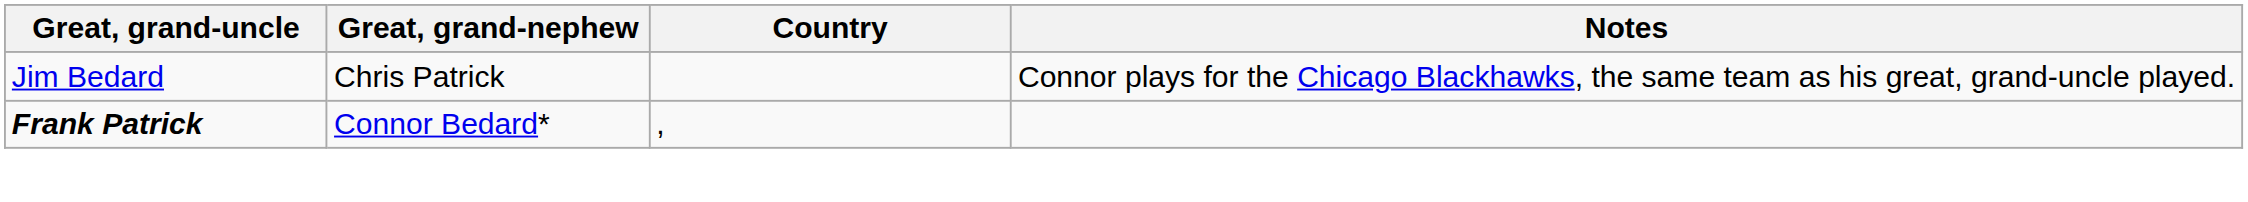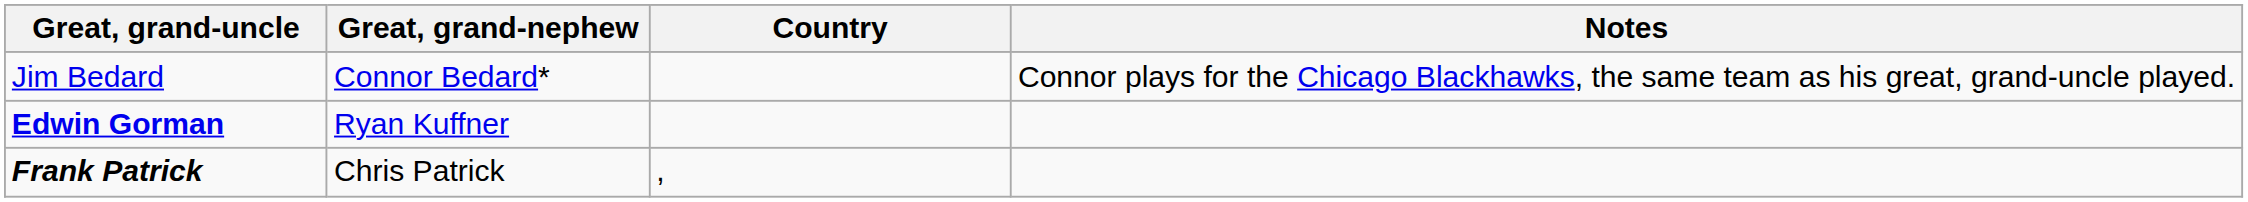(419, 76) Chris Patrick -> (442, 76) Connor Bedard*
+ row: (118, 123)
(442, 123) Connor Bedard* -> (419, 171) Chris Patrick
